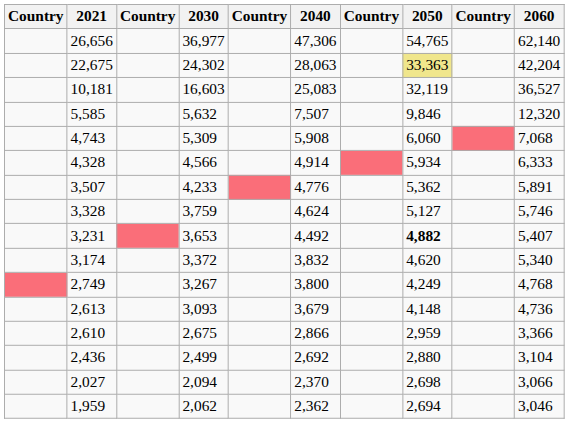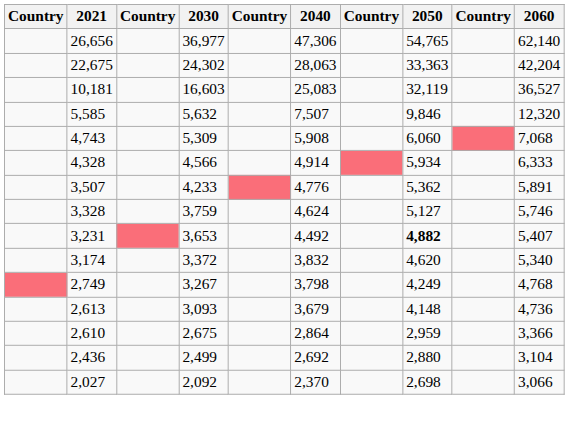(427, 65) khaki background -> (427, 65) no background
(312, 284) 3,800 -> (312, 284) 3,798
(312, 333) 2,866 -> (312, 333) 2,864
(200, 382) 2,094 -> (200, 382) 2,092
- row: (88, 406)
